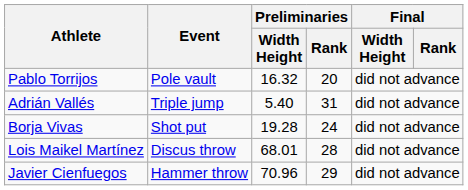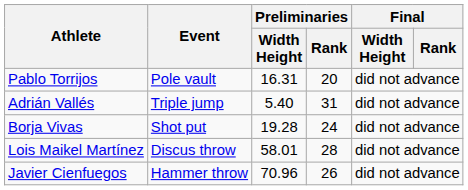(279, 80) 16.32 -> (279, 80) 16.31
(279, 150) 68.01 -> (279, 150) 58.01
(329, 174) 29 -> (329, 174) 26
